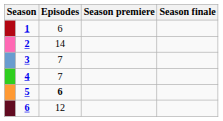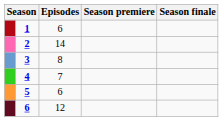(60, 60) 7 -> (60, 60) 8
(60, 92) bold -> (60, 92) normal
